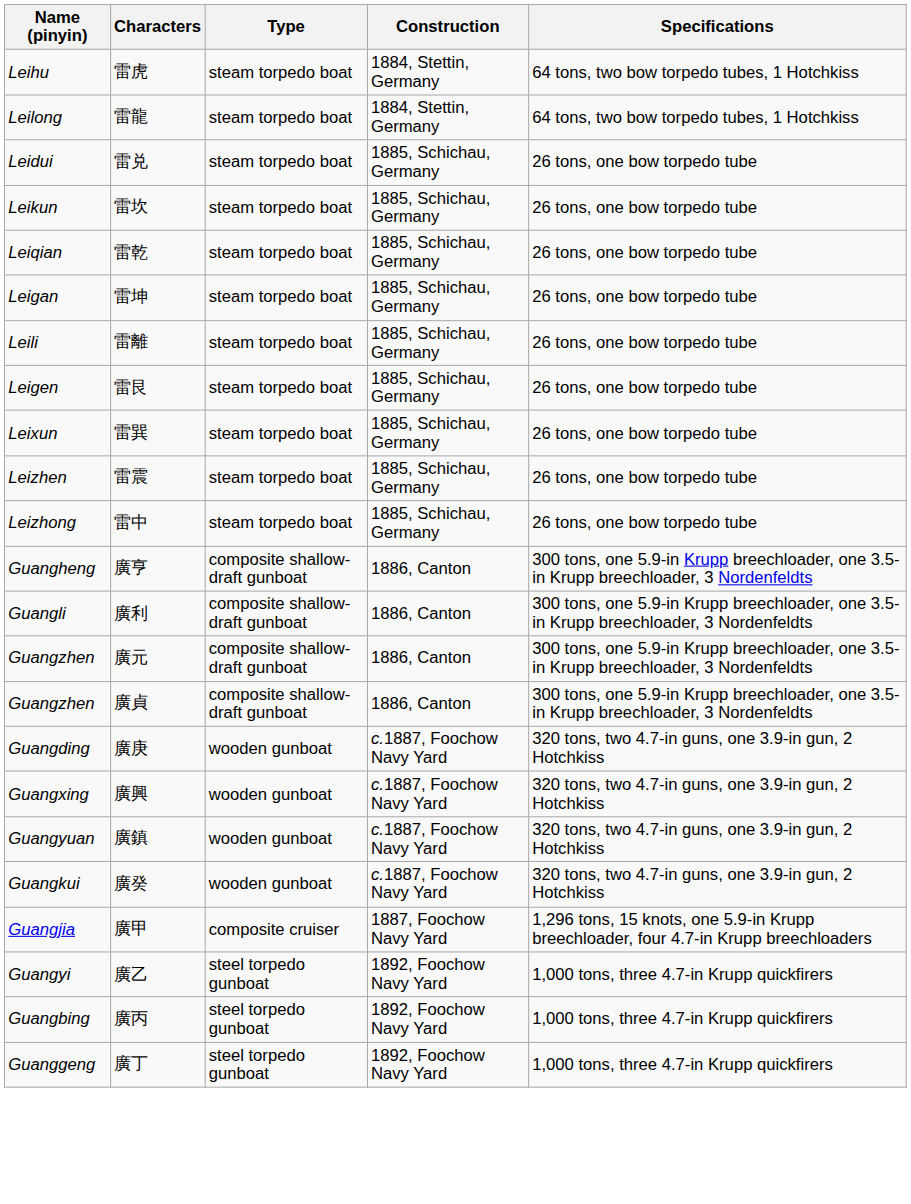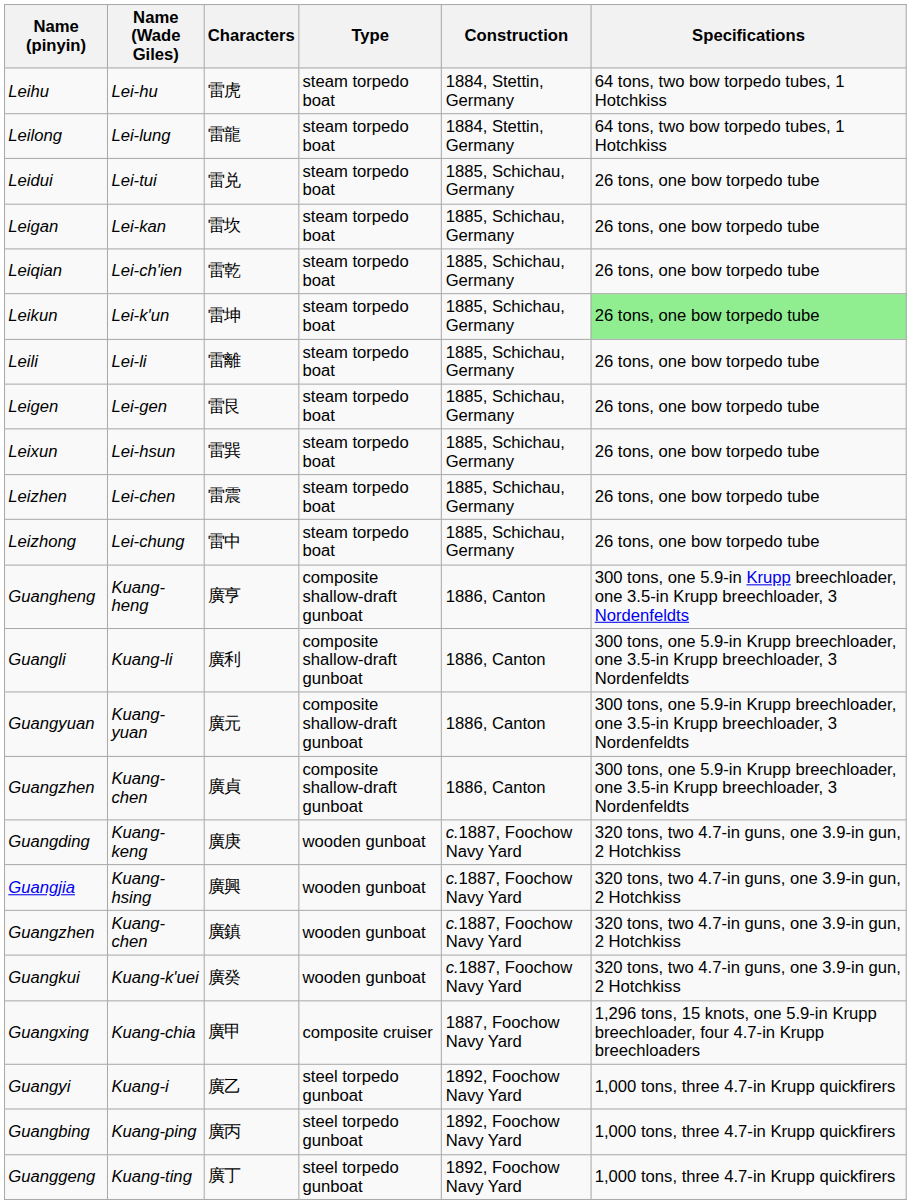+ column: (156, 36)
(33, 207) Leikun -> (33, 226) Leigan
(33, 297) Leigan -> (33, 316) Leikun
(645, 297) no background -> (707, 316) lightgreen background
(51, 658) Guangzhen -> (51, 724) Guangyuan
(49, 793) Guangxing -> (42, 887) Guangjia
(51, 839) Guangyuan -> (51, 932) Guangzhen
(42, 929) Guangjia -> (49, 1032) Guangxing
